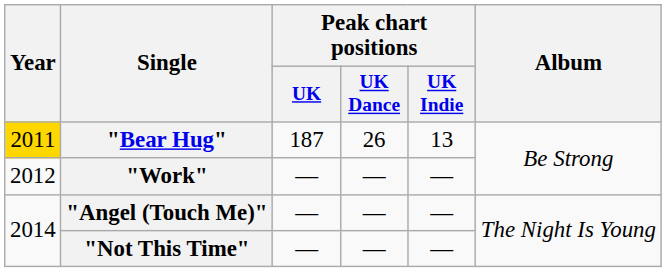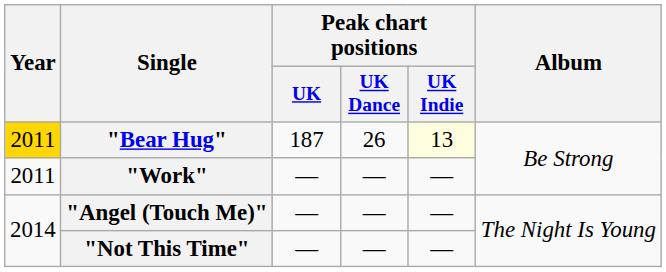(442, 139) no background -> (442, 139) lightyellow background
(33, 175) 2012 -> (33, 175) 2011
